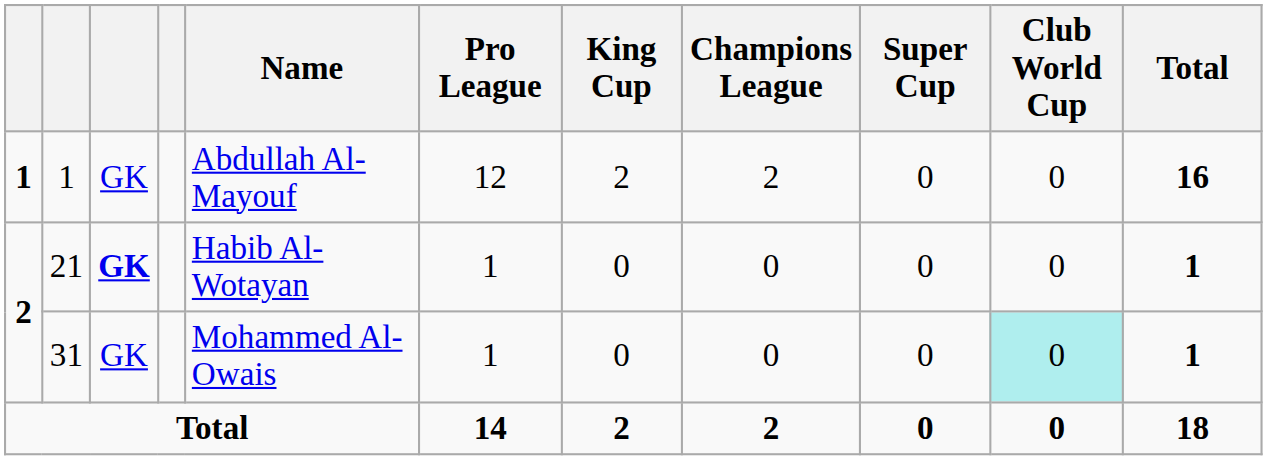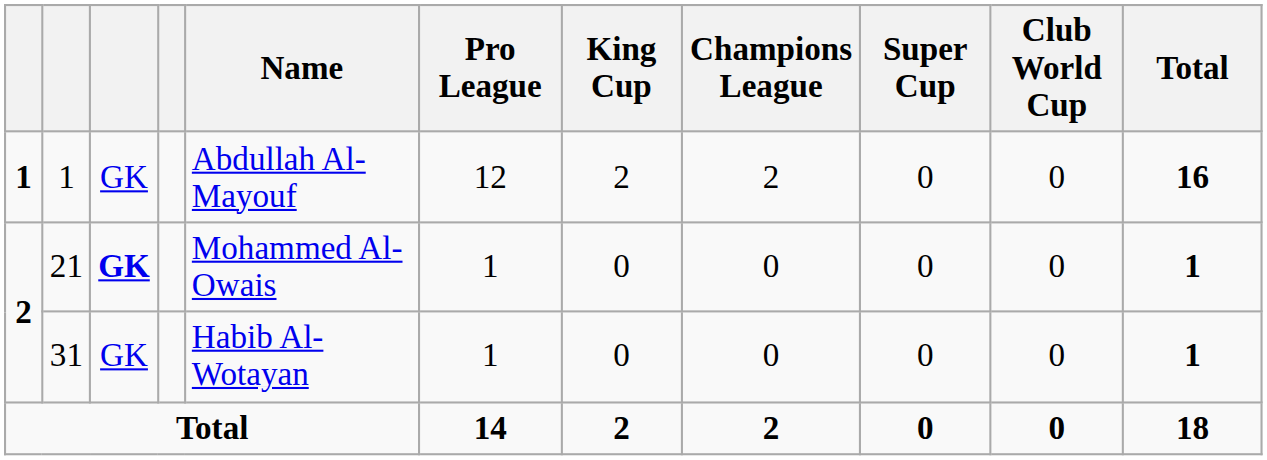(258, 266) Habib Al-Wotayan -> (297, 266) Mohammed Al-Owais
(297, 356) Mohammed Al-Owais -> (258, 356) Habib Al-Wotayan
(1057, 356) paleturquoise background -> (1057, 356) no background
